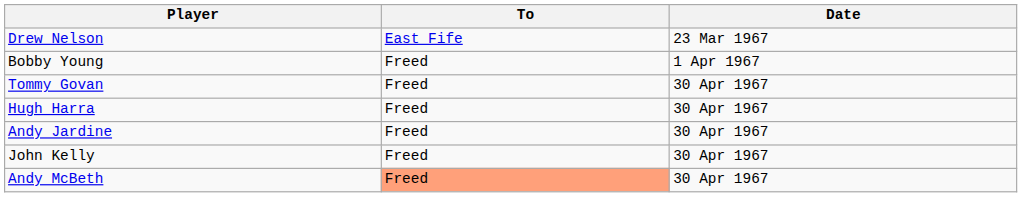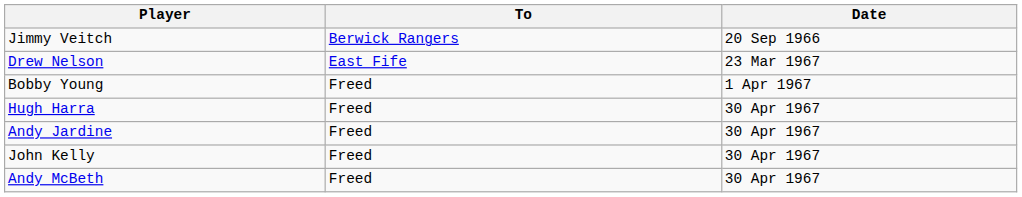+ row: (60, 40)
- row: (56, 87)
(406, 180) lightsalmon background -> (350, 180) no background
